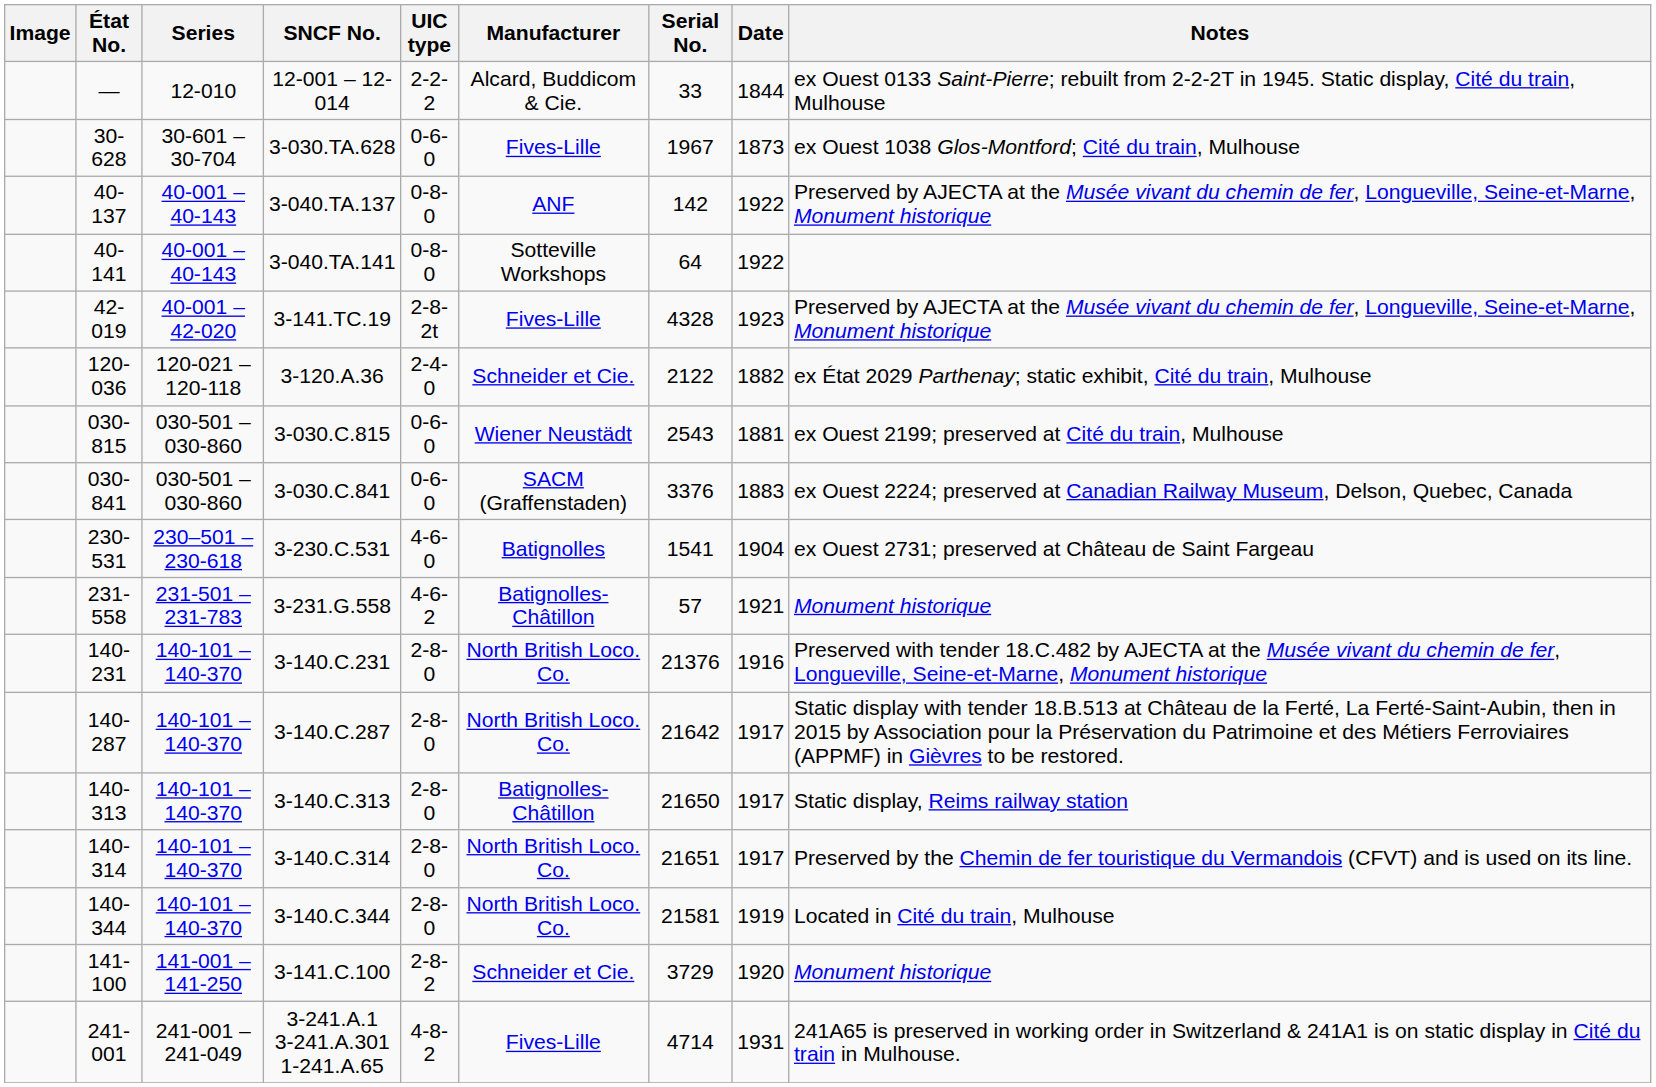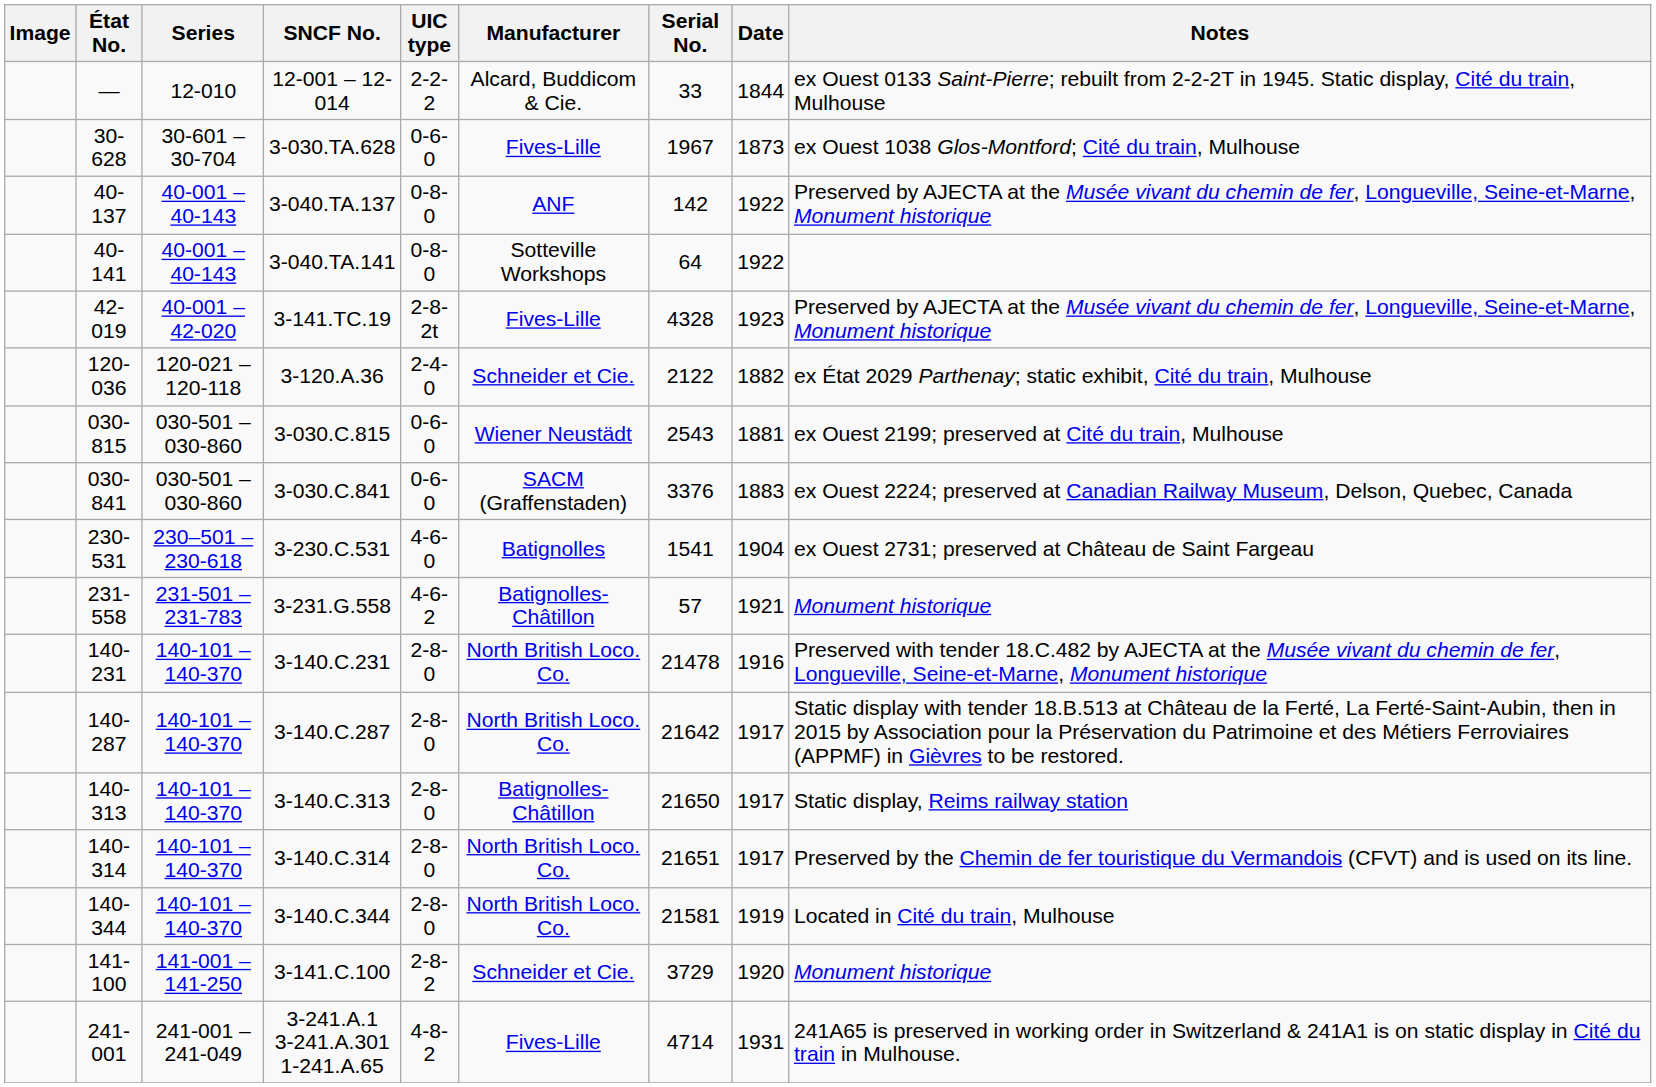(690, 662) 21376 -> (690, 662) 21478
